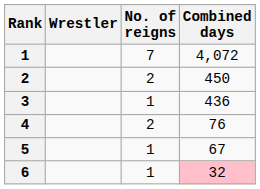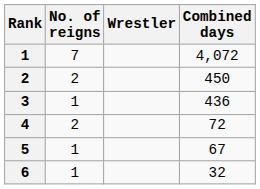columns swapped: (83, 24) <-> (150, 24)
(217, 126) 76 -> (217, 126) 72
(217, 173) pink background -> (217, 173) no background
